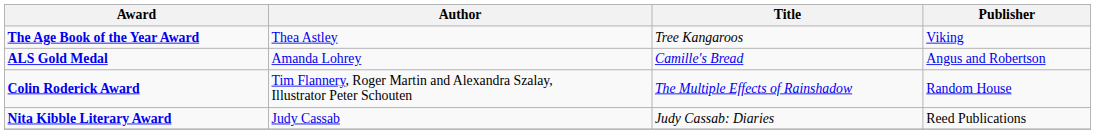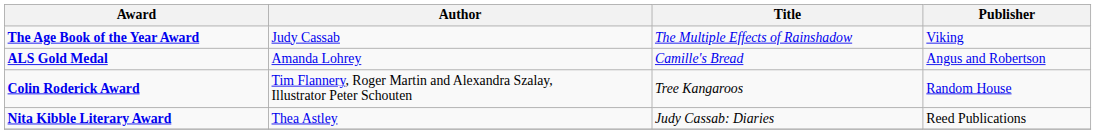(305, 37) Thea Astley -> (306, 37) Judy Cassab
(699, 37) Tree Kangaroos -> (754, 37) The Multiple Effects of Rainshadow
(754, 88) The Multiple Effects of Rainshadow -> (699, 88) Tree Kangaroos
(306, 118) Judy Cassab -> (305, 118) Thea Astley
